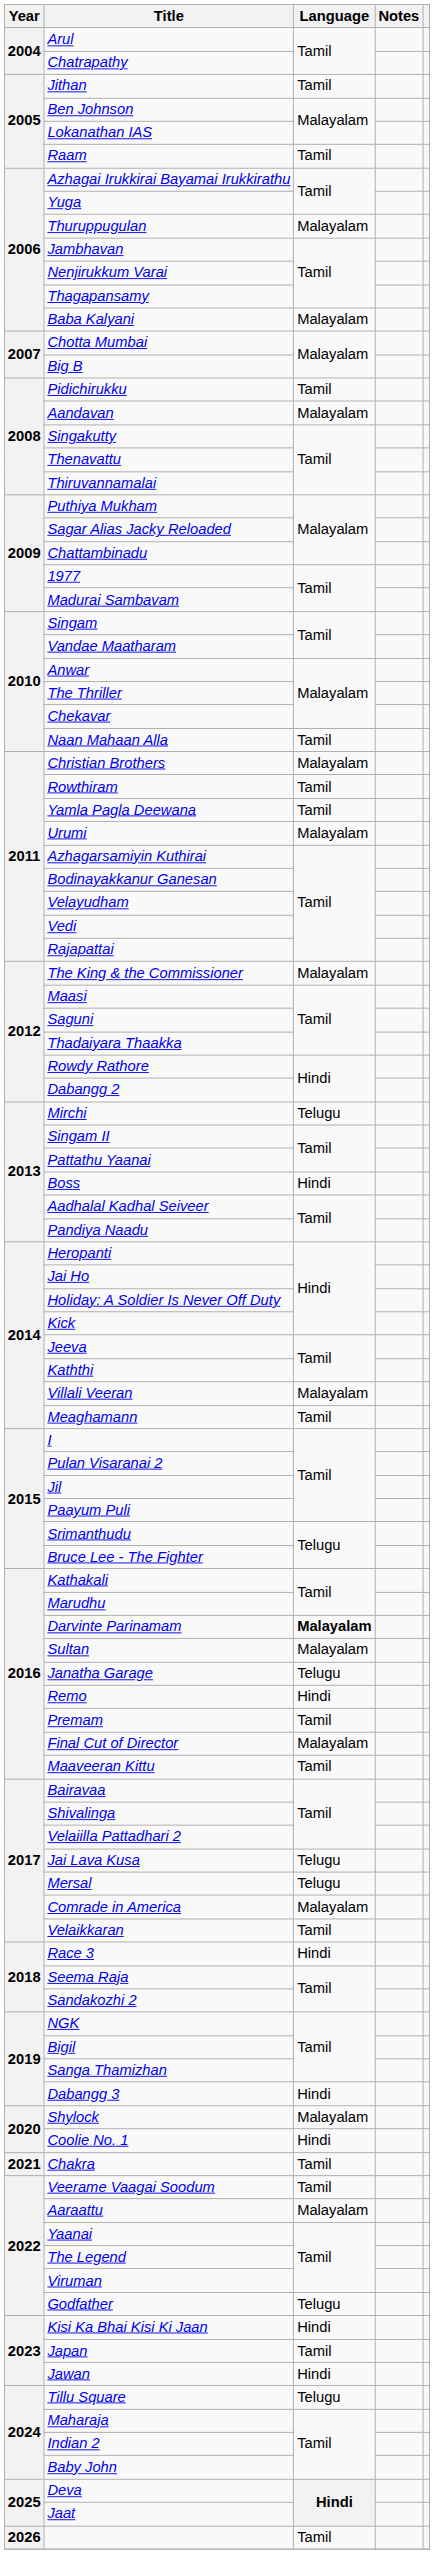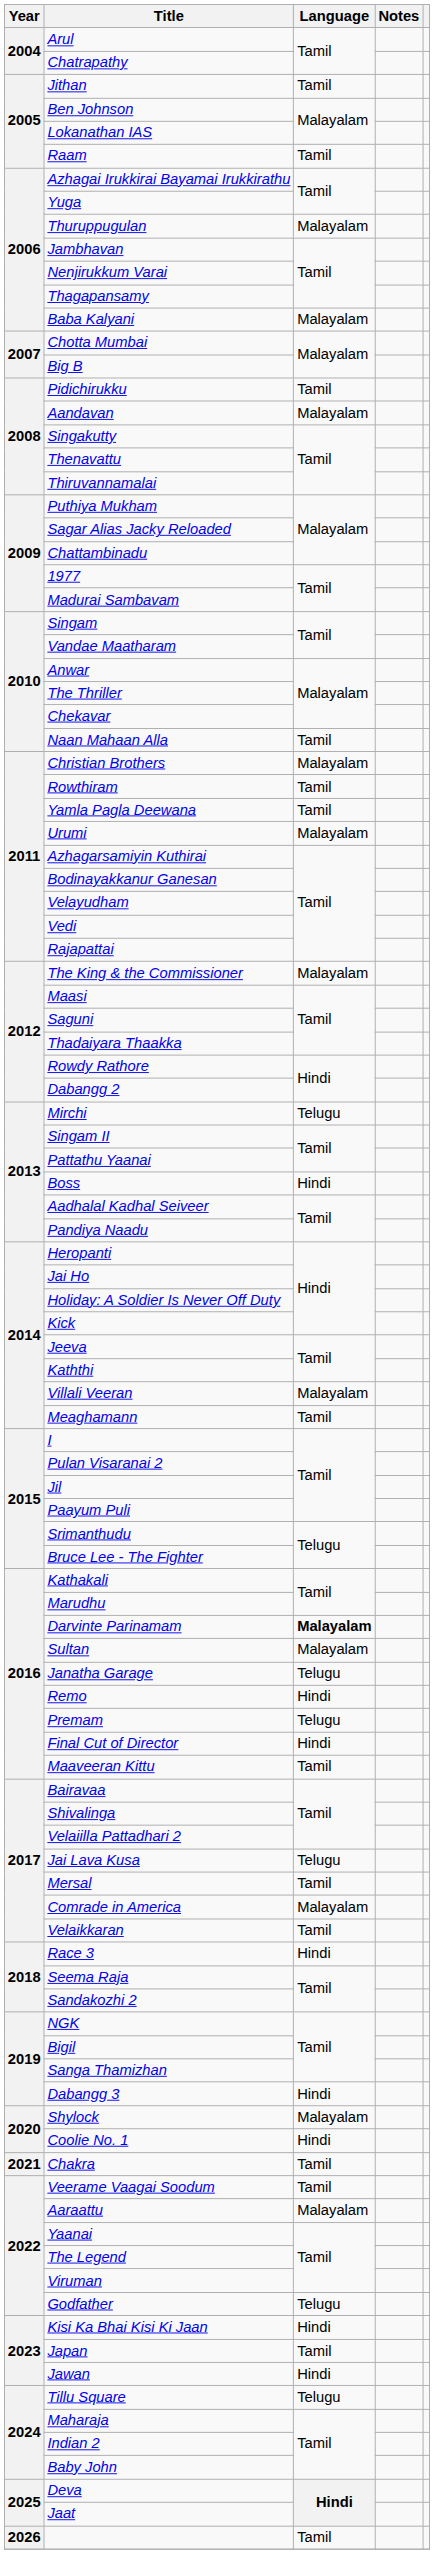(314, 1720) Tamil -> (319, 1720) Telugu
(333, 1743) Malayalam -> (314, 1743) Hindi
(319, 1883) Telugu -> (314, 1883) Tamil
